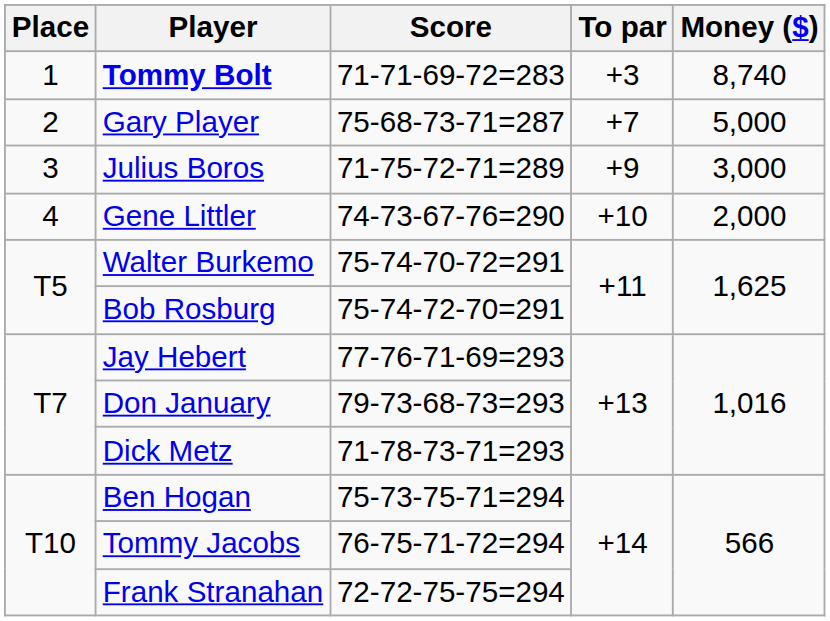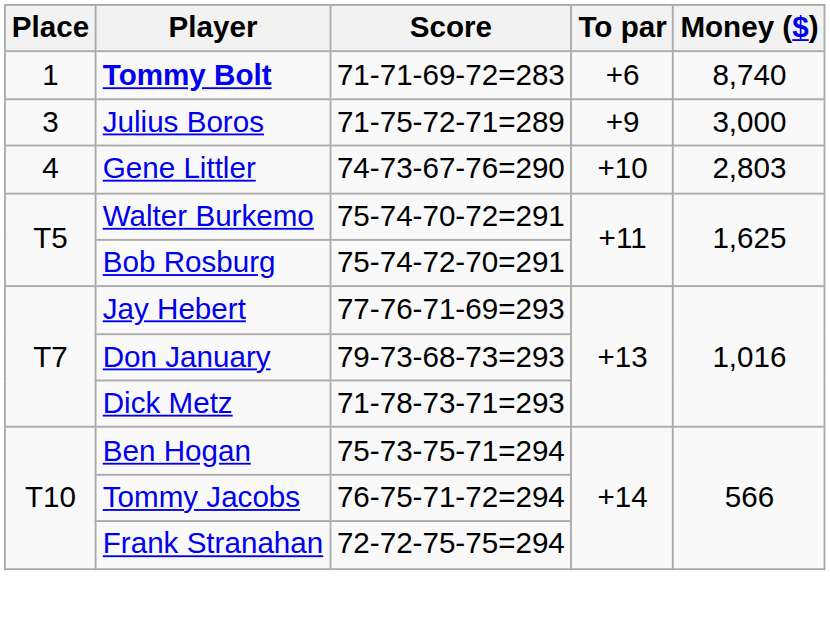(623, 74) +3 -> (623, 74) +6
- row: (181, 121)
(749, 215) 2,000 -> (749, 168) 2,803
